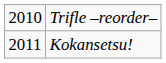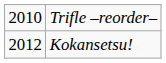(25, 44) 2011 -> (25, 44) 2012
